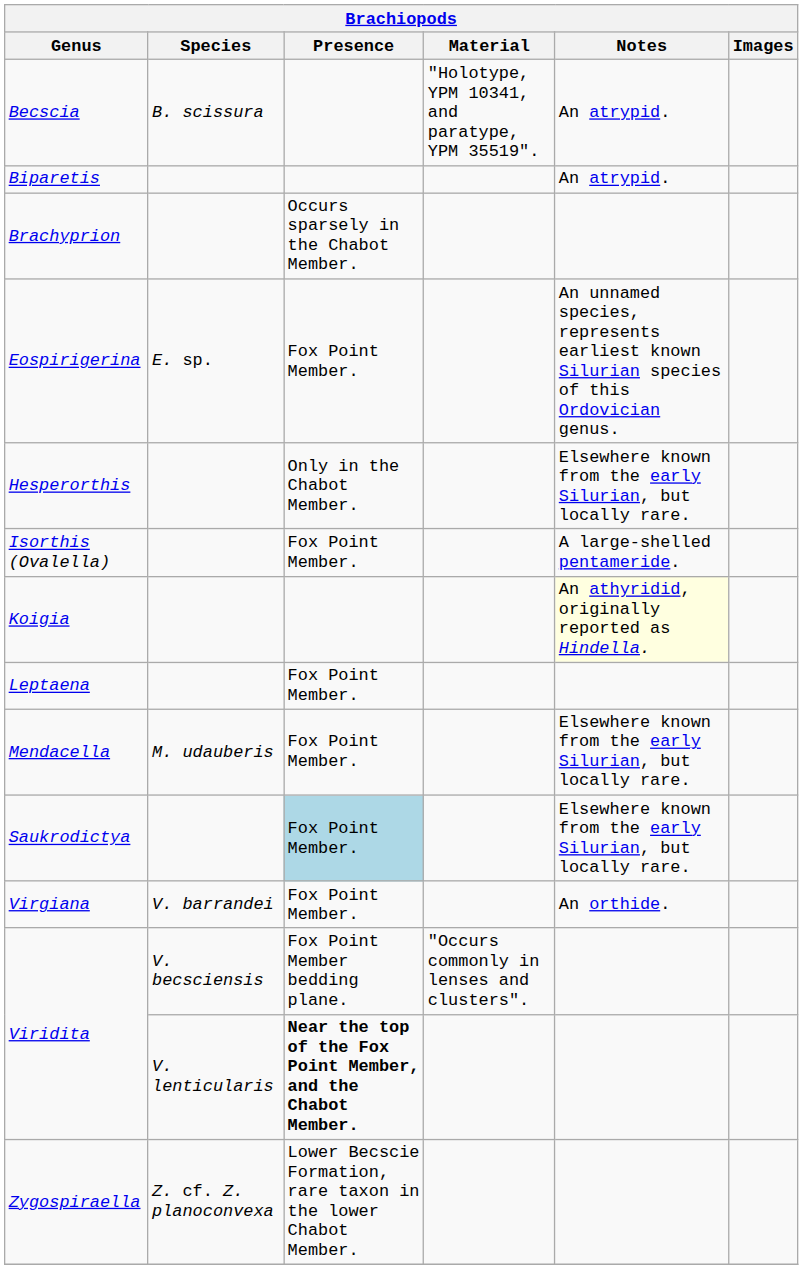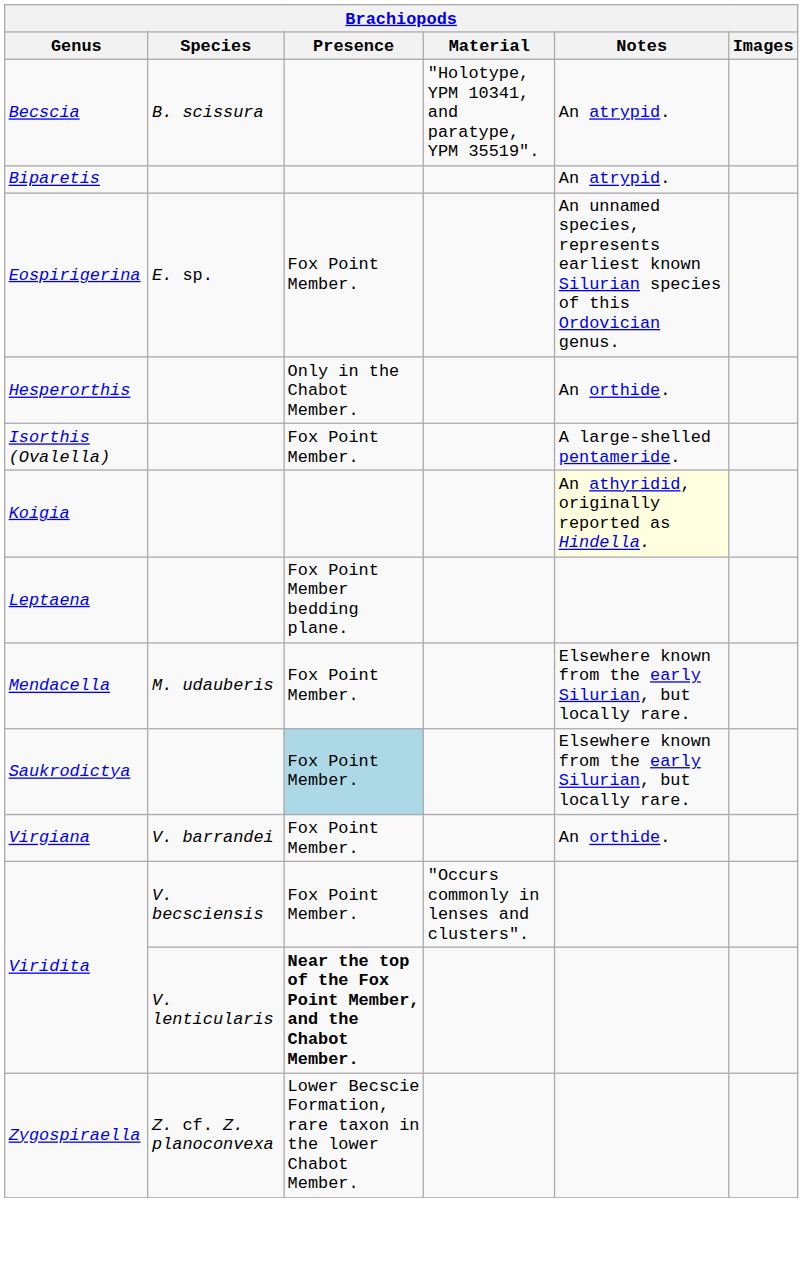- row: (64, 236)
(635, 486) Elsewhere known from the early Silurian, but locally rare. -> (615, 390) An orthide.
(333, 686) Fox Point Member. -> (333, 600) Fox Point Member bedding plane.
(333, 971) Fox Point Member bedding plane. -> (333, 905) Fox Point Member.
